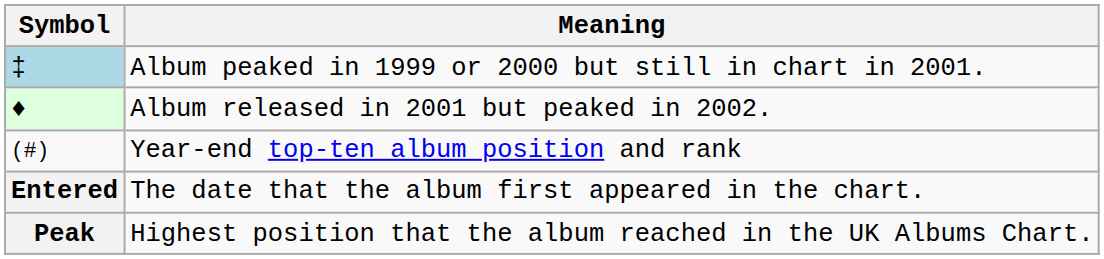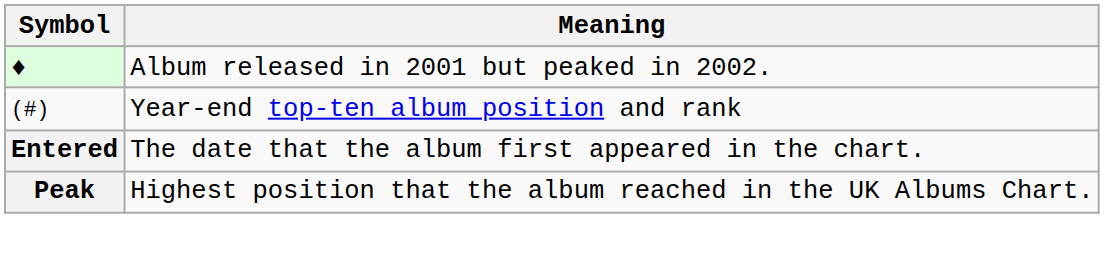- row: (558, 67)
